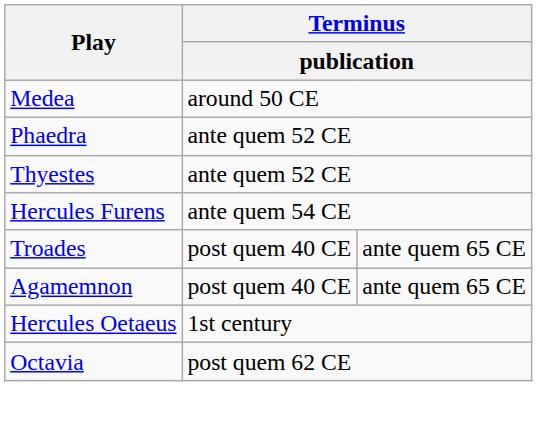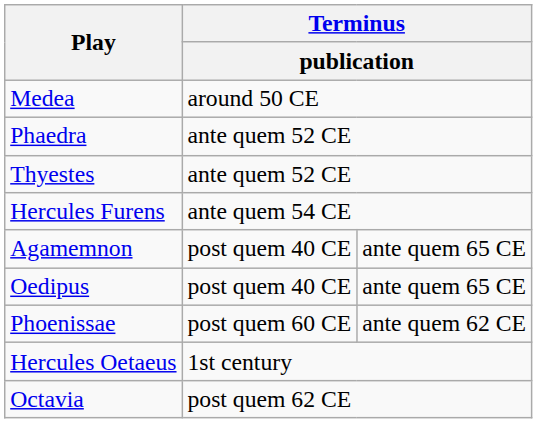- row: (48, 248)
+ row: (50, 286)
+ row: (63, 323)
